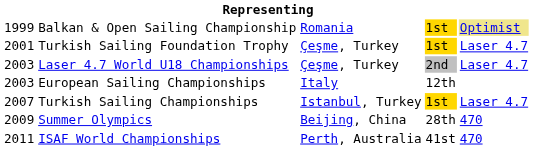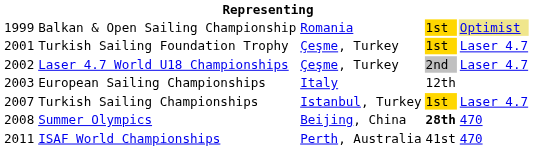(19, 64) 2003 -> (19, 64) 2002
(19, 120) 2009 -> (19, 120) 2008
(441, 120) normal -> (441, 120) bold
